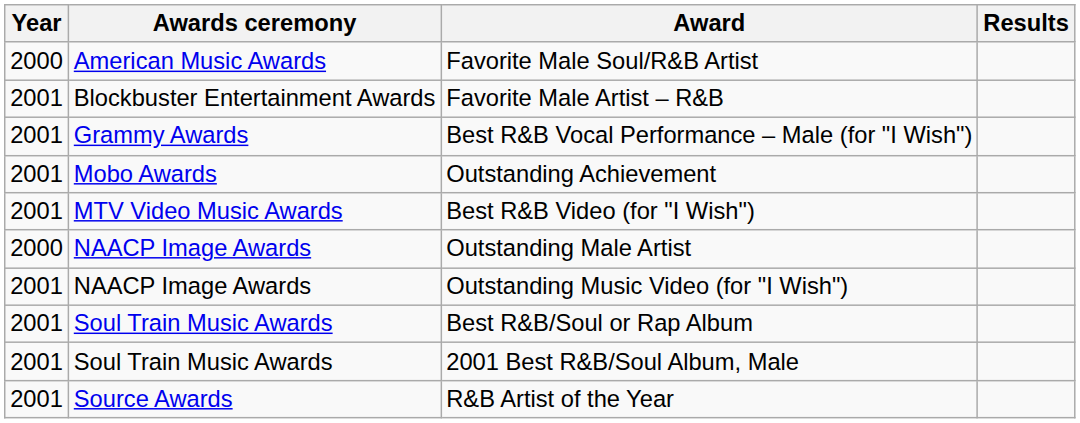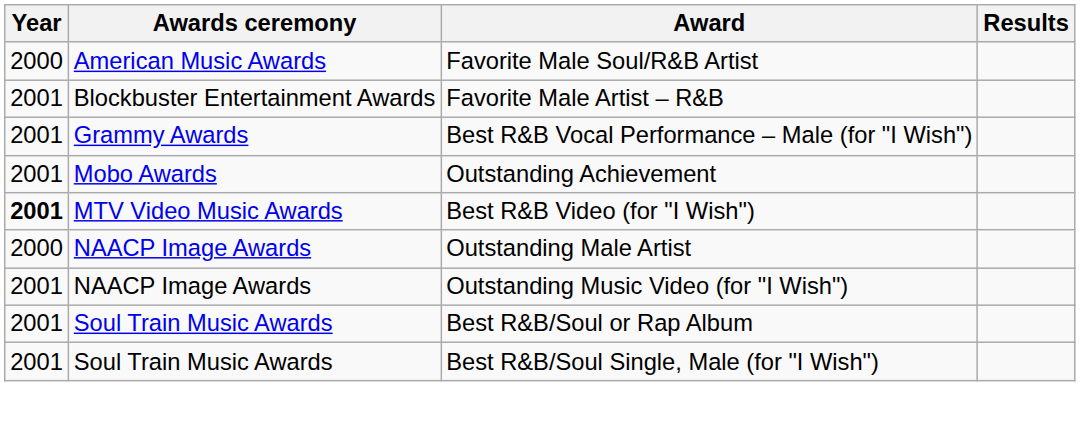(37, 211) normal -> (37, 211) bold
+ row: (663, 361)
- row: (623, 361)
- row: (560, 398)
